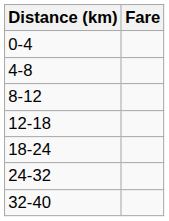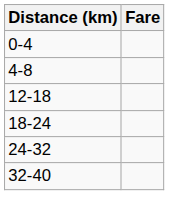- row: (25, 96)
